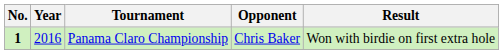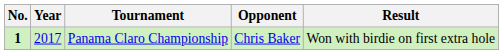(48, 38) 2016 -> (48, 38) 2017
